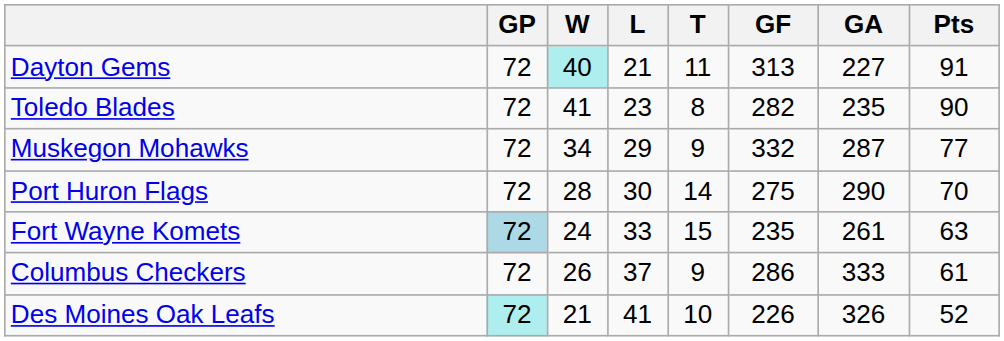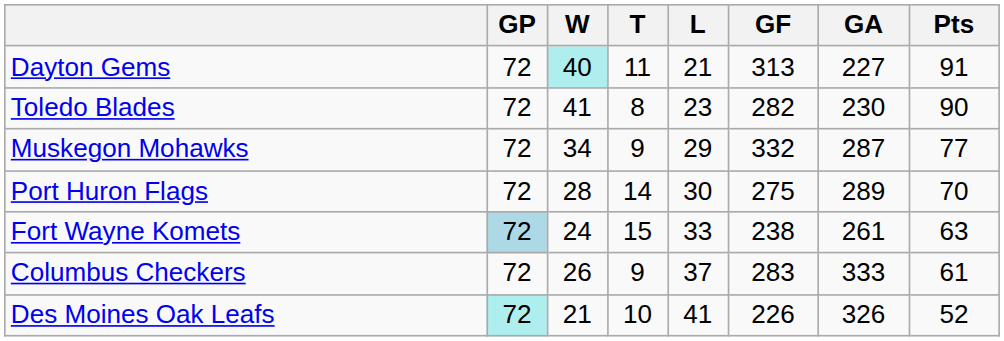columns swapped: (638, 25) <-> (698, 25)
(864, 107) 235 -> (864, 107) 230
(864, 190) 290 -> (864, 190) 289
(773, 231) 235 -> (773, 231) 238
(773, 273) 286 -> (773, 273) 283
